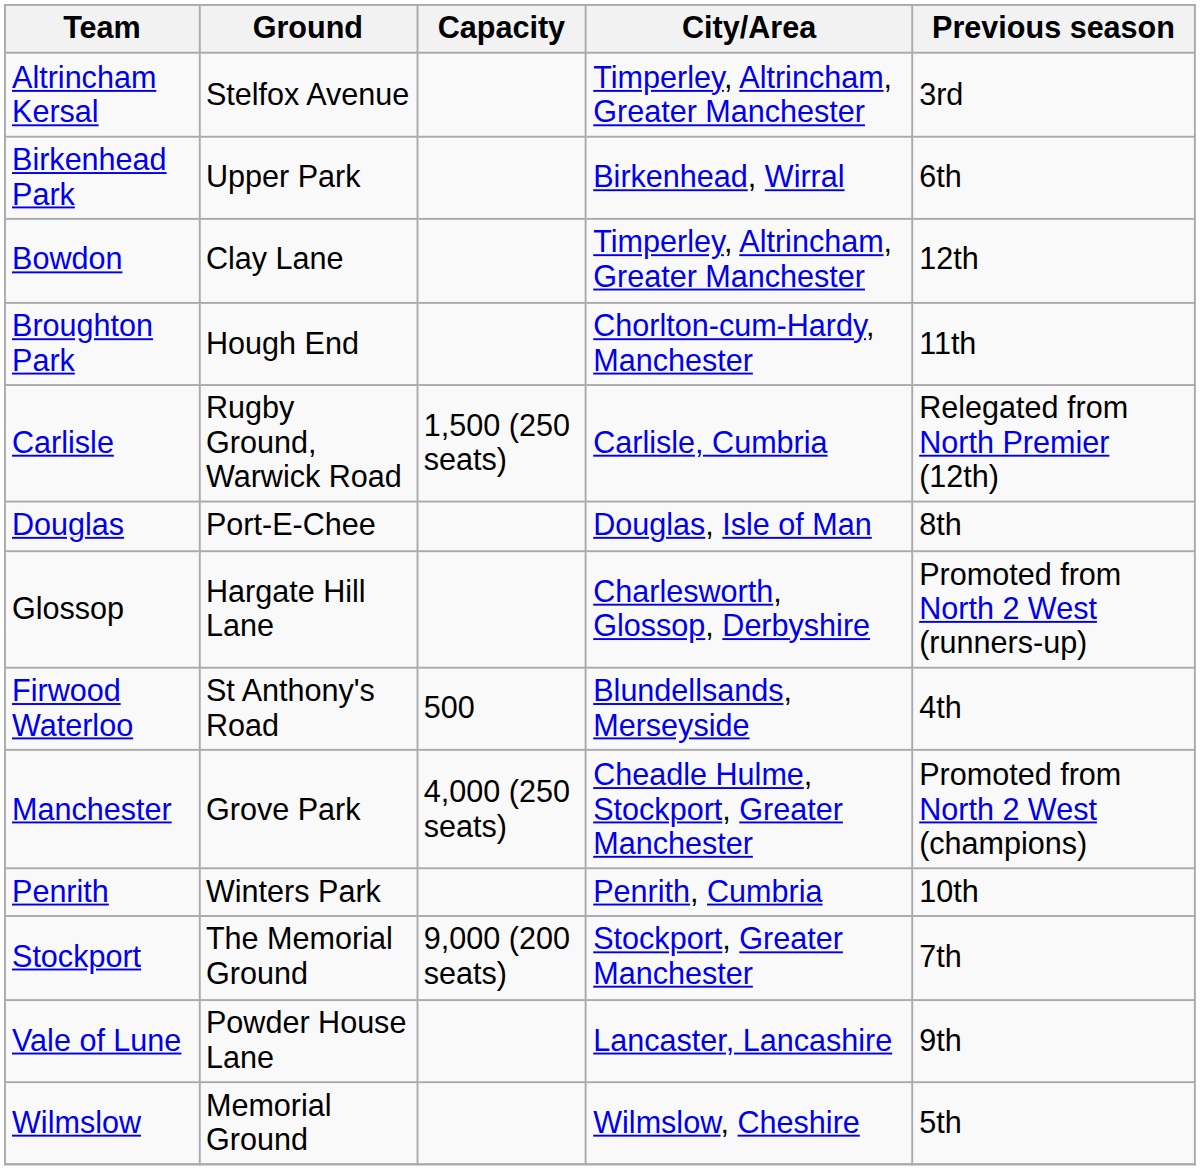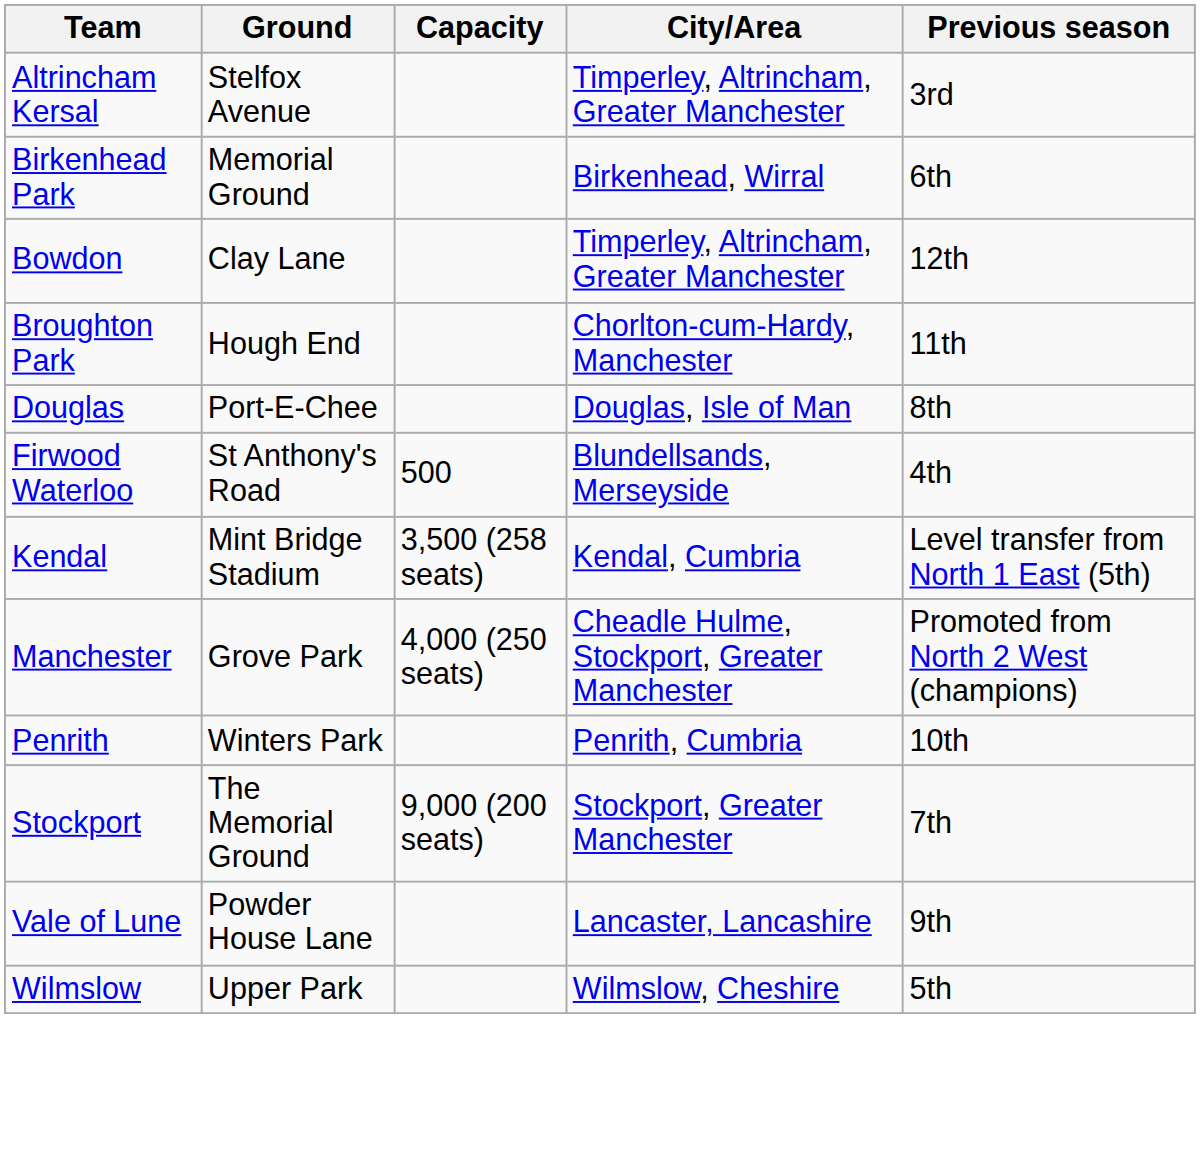(283, 177) Upper Park -> (271, 177) Memorial Ground
- row: (63, 442)
- row: (68, 608)
+ row: (60, 557)
(269, 1122) Memorial Ground -> (285, 988) Upper Park
